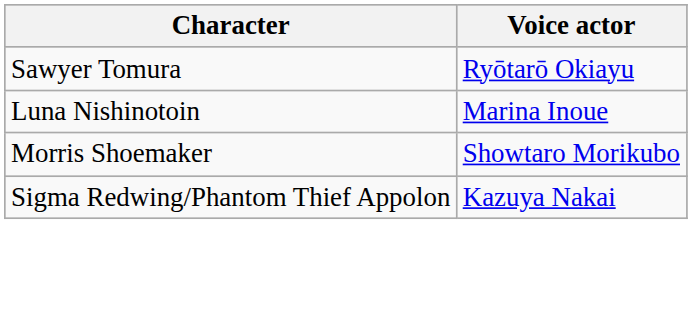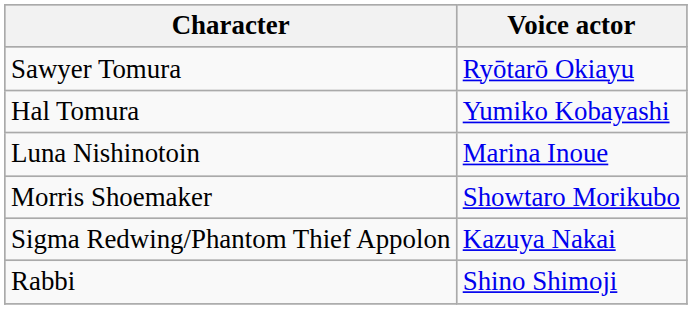+ row: (75, 111)
+ row: (43, 281)
